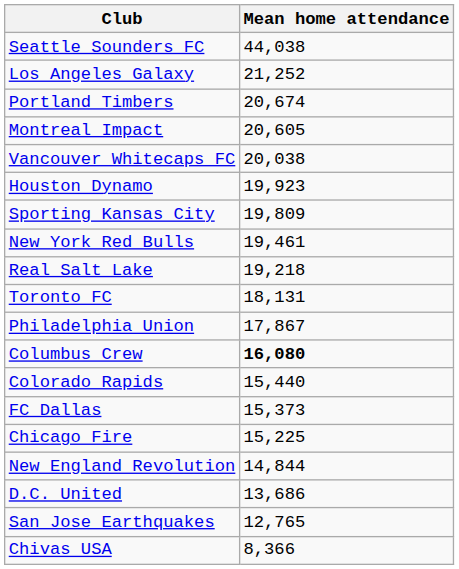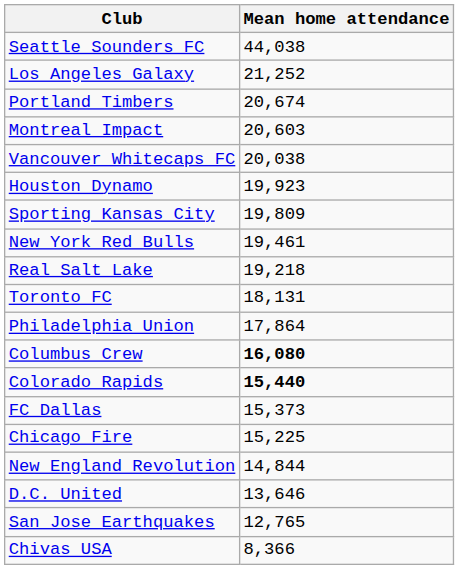(274, 131) 20,605 -> (274, 131) 20,603
(274, 326) 17,867 -> (274, 326) 17,864
(274, 382) normal -> (274, 382) bold
(274, 494) 13,686 -> (274, 494) 13,646
